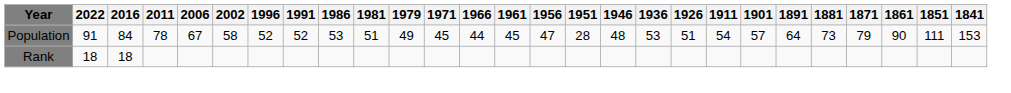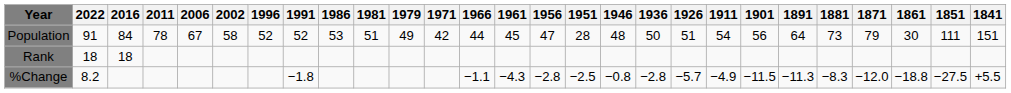(442, 35) 45 -> (442, 35) 42
(653, 35) 53 -> (653, 35) 50
(758, 35) 57 -> (760, 35) 56
(899, 35) 90 -> (911, 35) 30
(970, 35) 153 -> (988, 35) 151
+ row: (38, 77)
